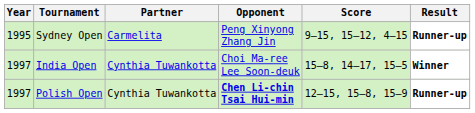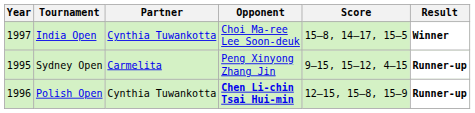rows swapped: (69, 35) <-> (66, 64)
(19, 93) 1997 -> (19, 93) 1996
